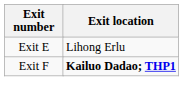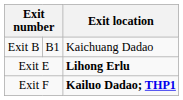+ row: (24, 47)
(96, 47) normal -> (98, 66) bold
